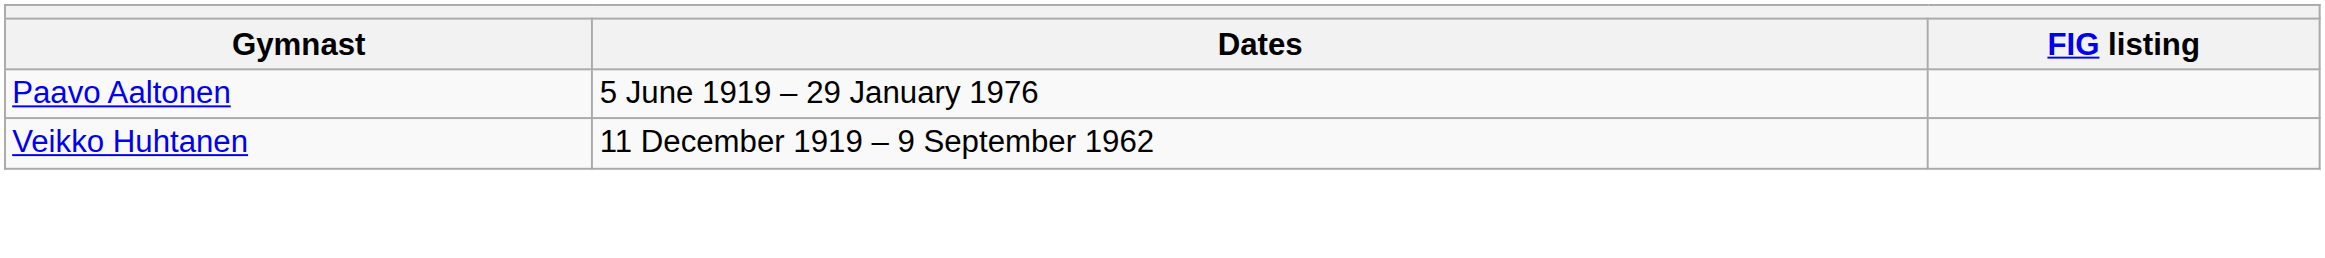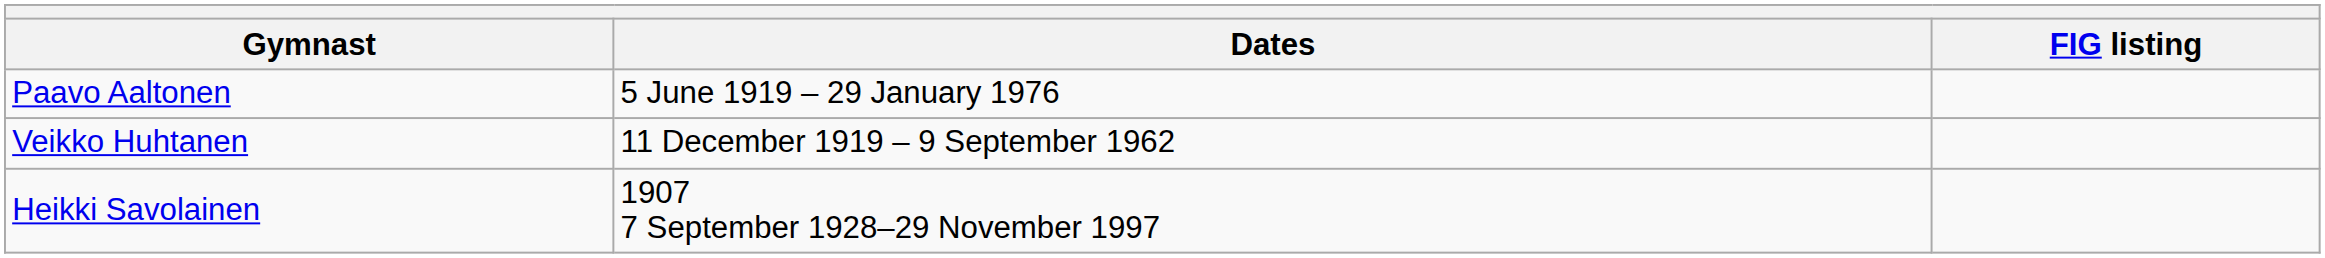+ row: (136, 209)
